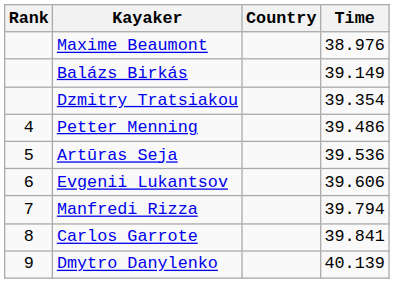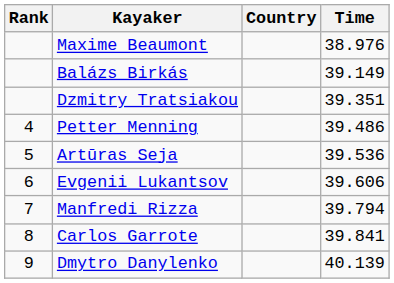(355, 100) 39.354 -> (355, 100) 39.351
